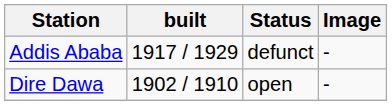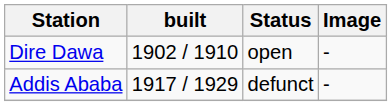rows swapped: (56, 84) <-> (66, 52)
